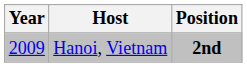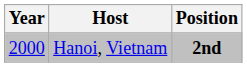(27, 47) 2009 -> (27, 47) 2000
